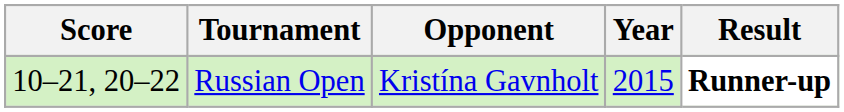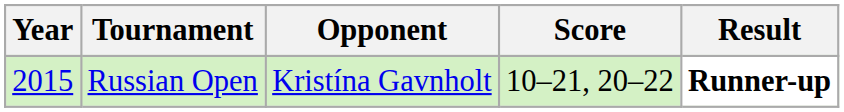columns swapped: (643, 30) <-> (96, 30)
